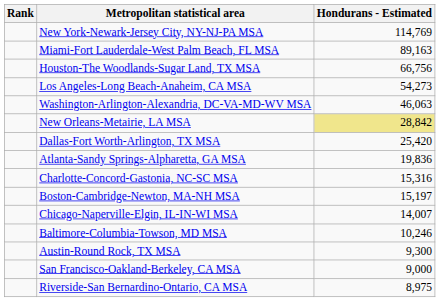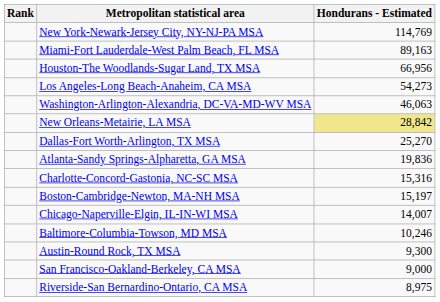(416, 68) 66,756 -> (416, 68) 66,956
(416, 141) 25,420 -> (416, 141) 25,270
